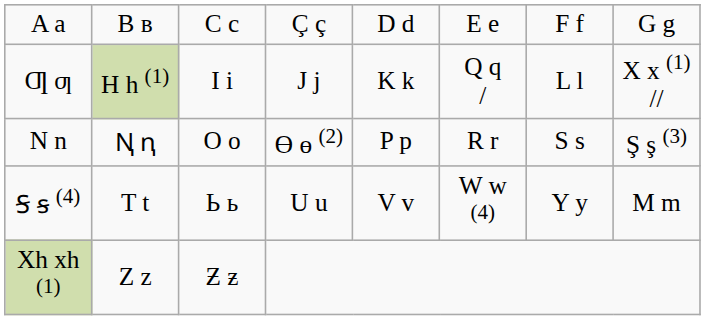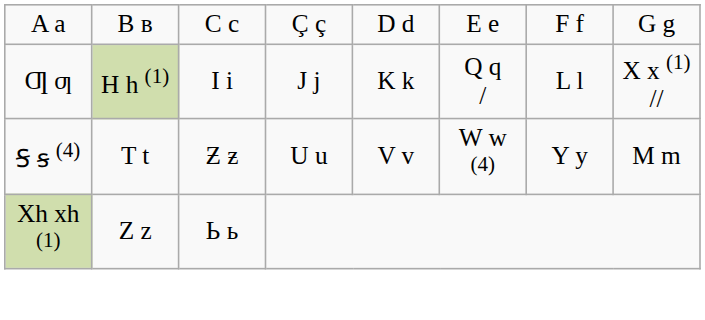- row: (48, 141)
(222, 202) Ь ь -> (222, 156) Ƶ ƶ
(222, 277) Ƶ ƶ -> (222, 230) Ь ь
